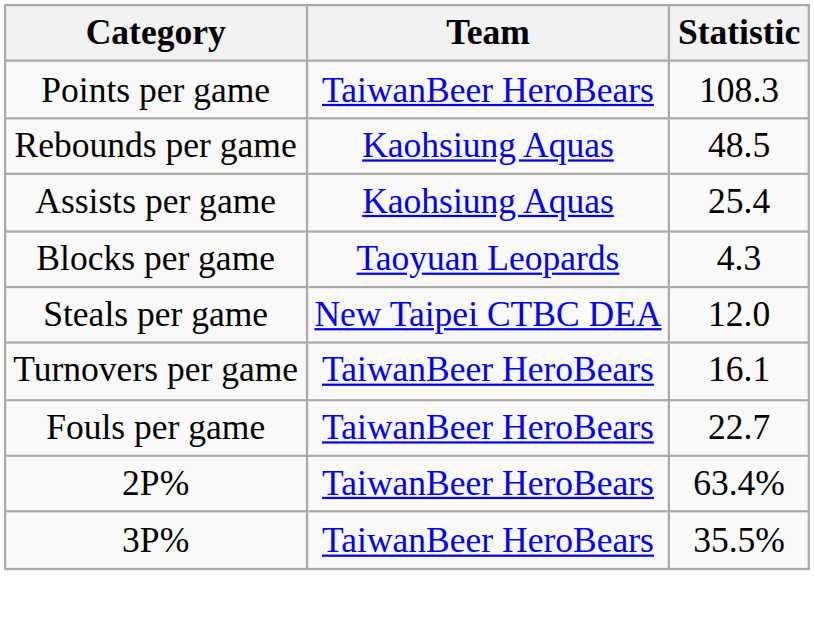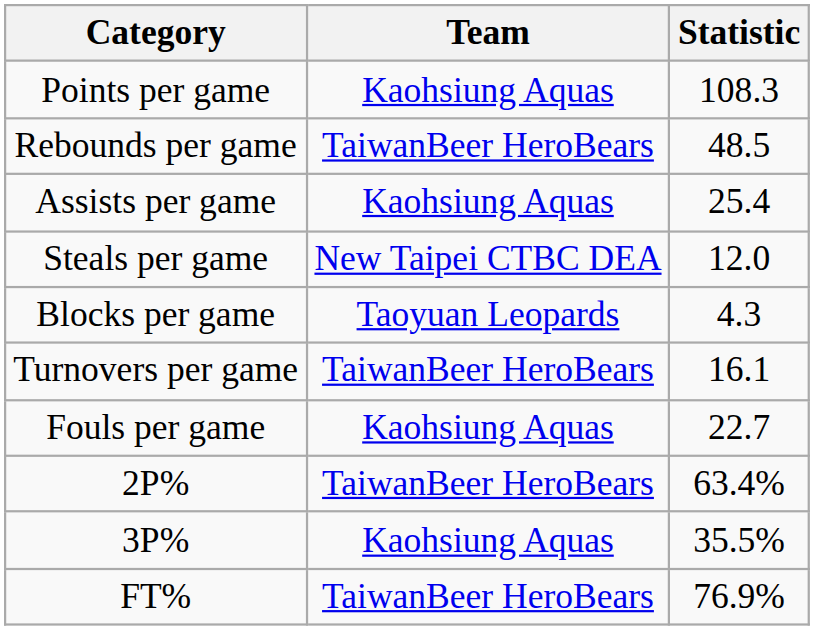(488, 88) TaiwanBeer HeroBears -> (488, 88) Kaohsiung Aquas
(488, 145) Kaohsiung Aquas -> (488, 145) TaiwanBeer HeroBears
rows swapped: (156, 314) <-> (156, 257)
(488, 426) TaiwanBeer HeroBears -> (488, 426) Kaohsiung Aquas
(488, 539) TaiwanBeer HeroBears -> (488, 539) Kaohsiung Aquas
+ row: (156, 595)
